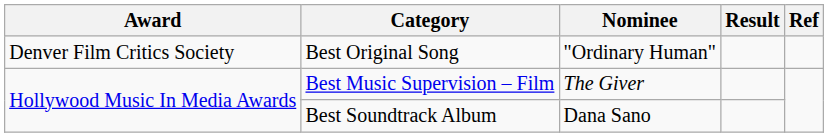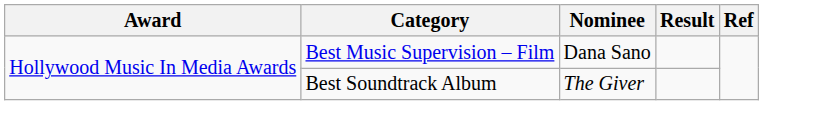- row: (382, 52)
(604, 83) The Giver -> (607, 52) Dana Sano
(607, 115) Dana Sano -> (604, 83) The Giver
